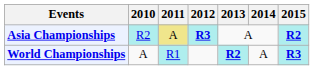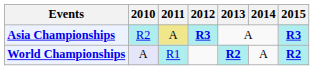(294, 35) R2 -> (294, 35) R3
(143, 55) no background -> (143, 55) lavender background
(294, 55) R3 -> (294, 55) R2
